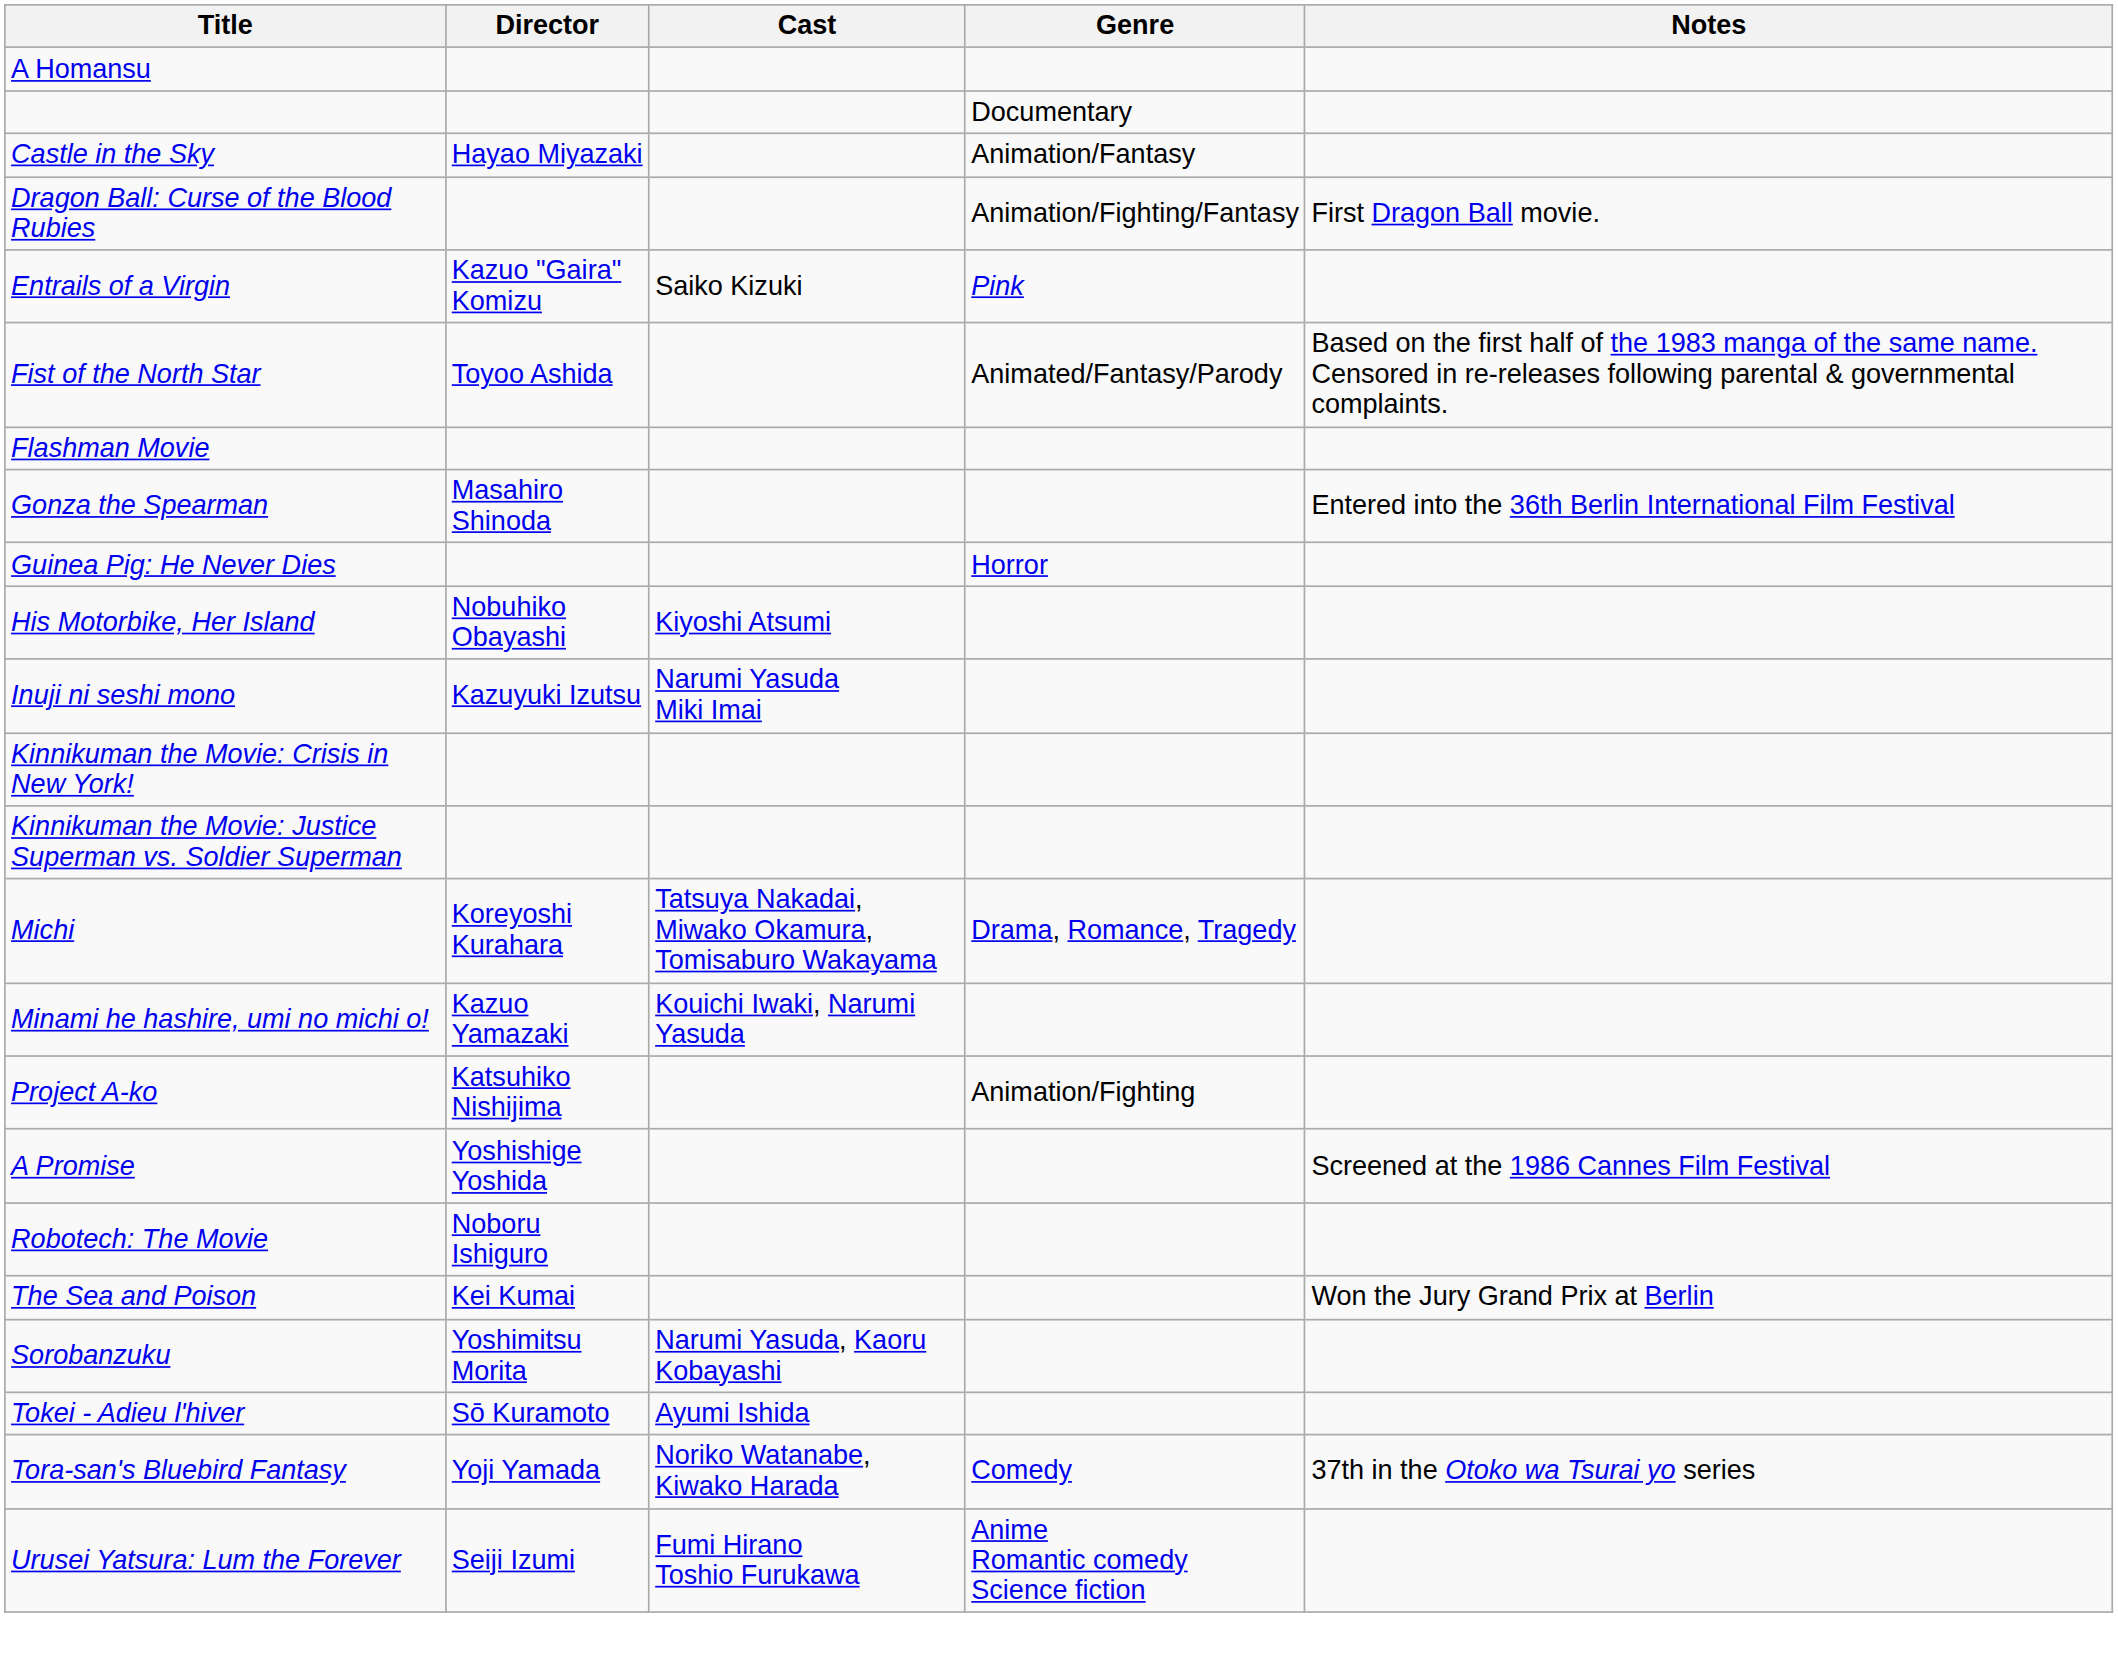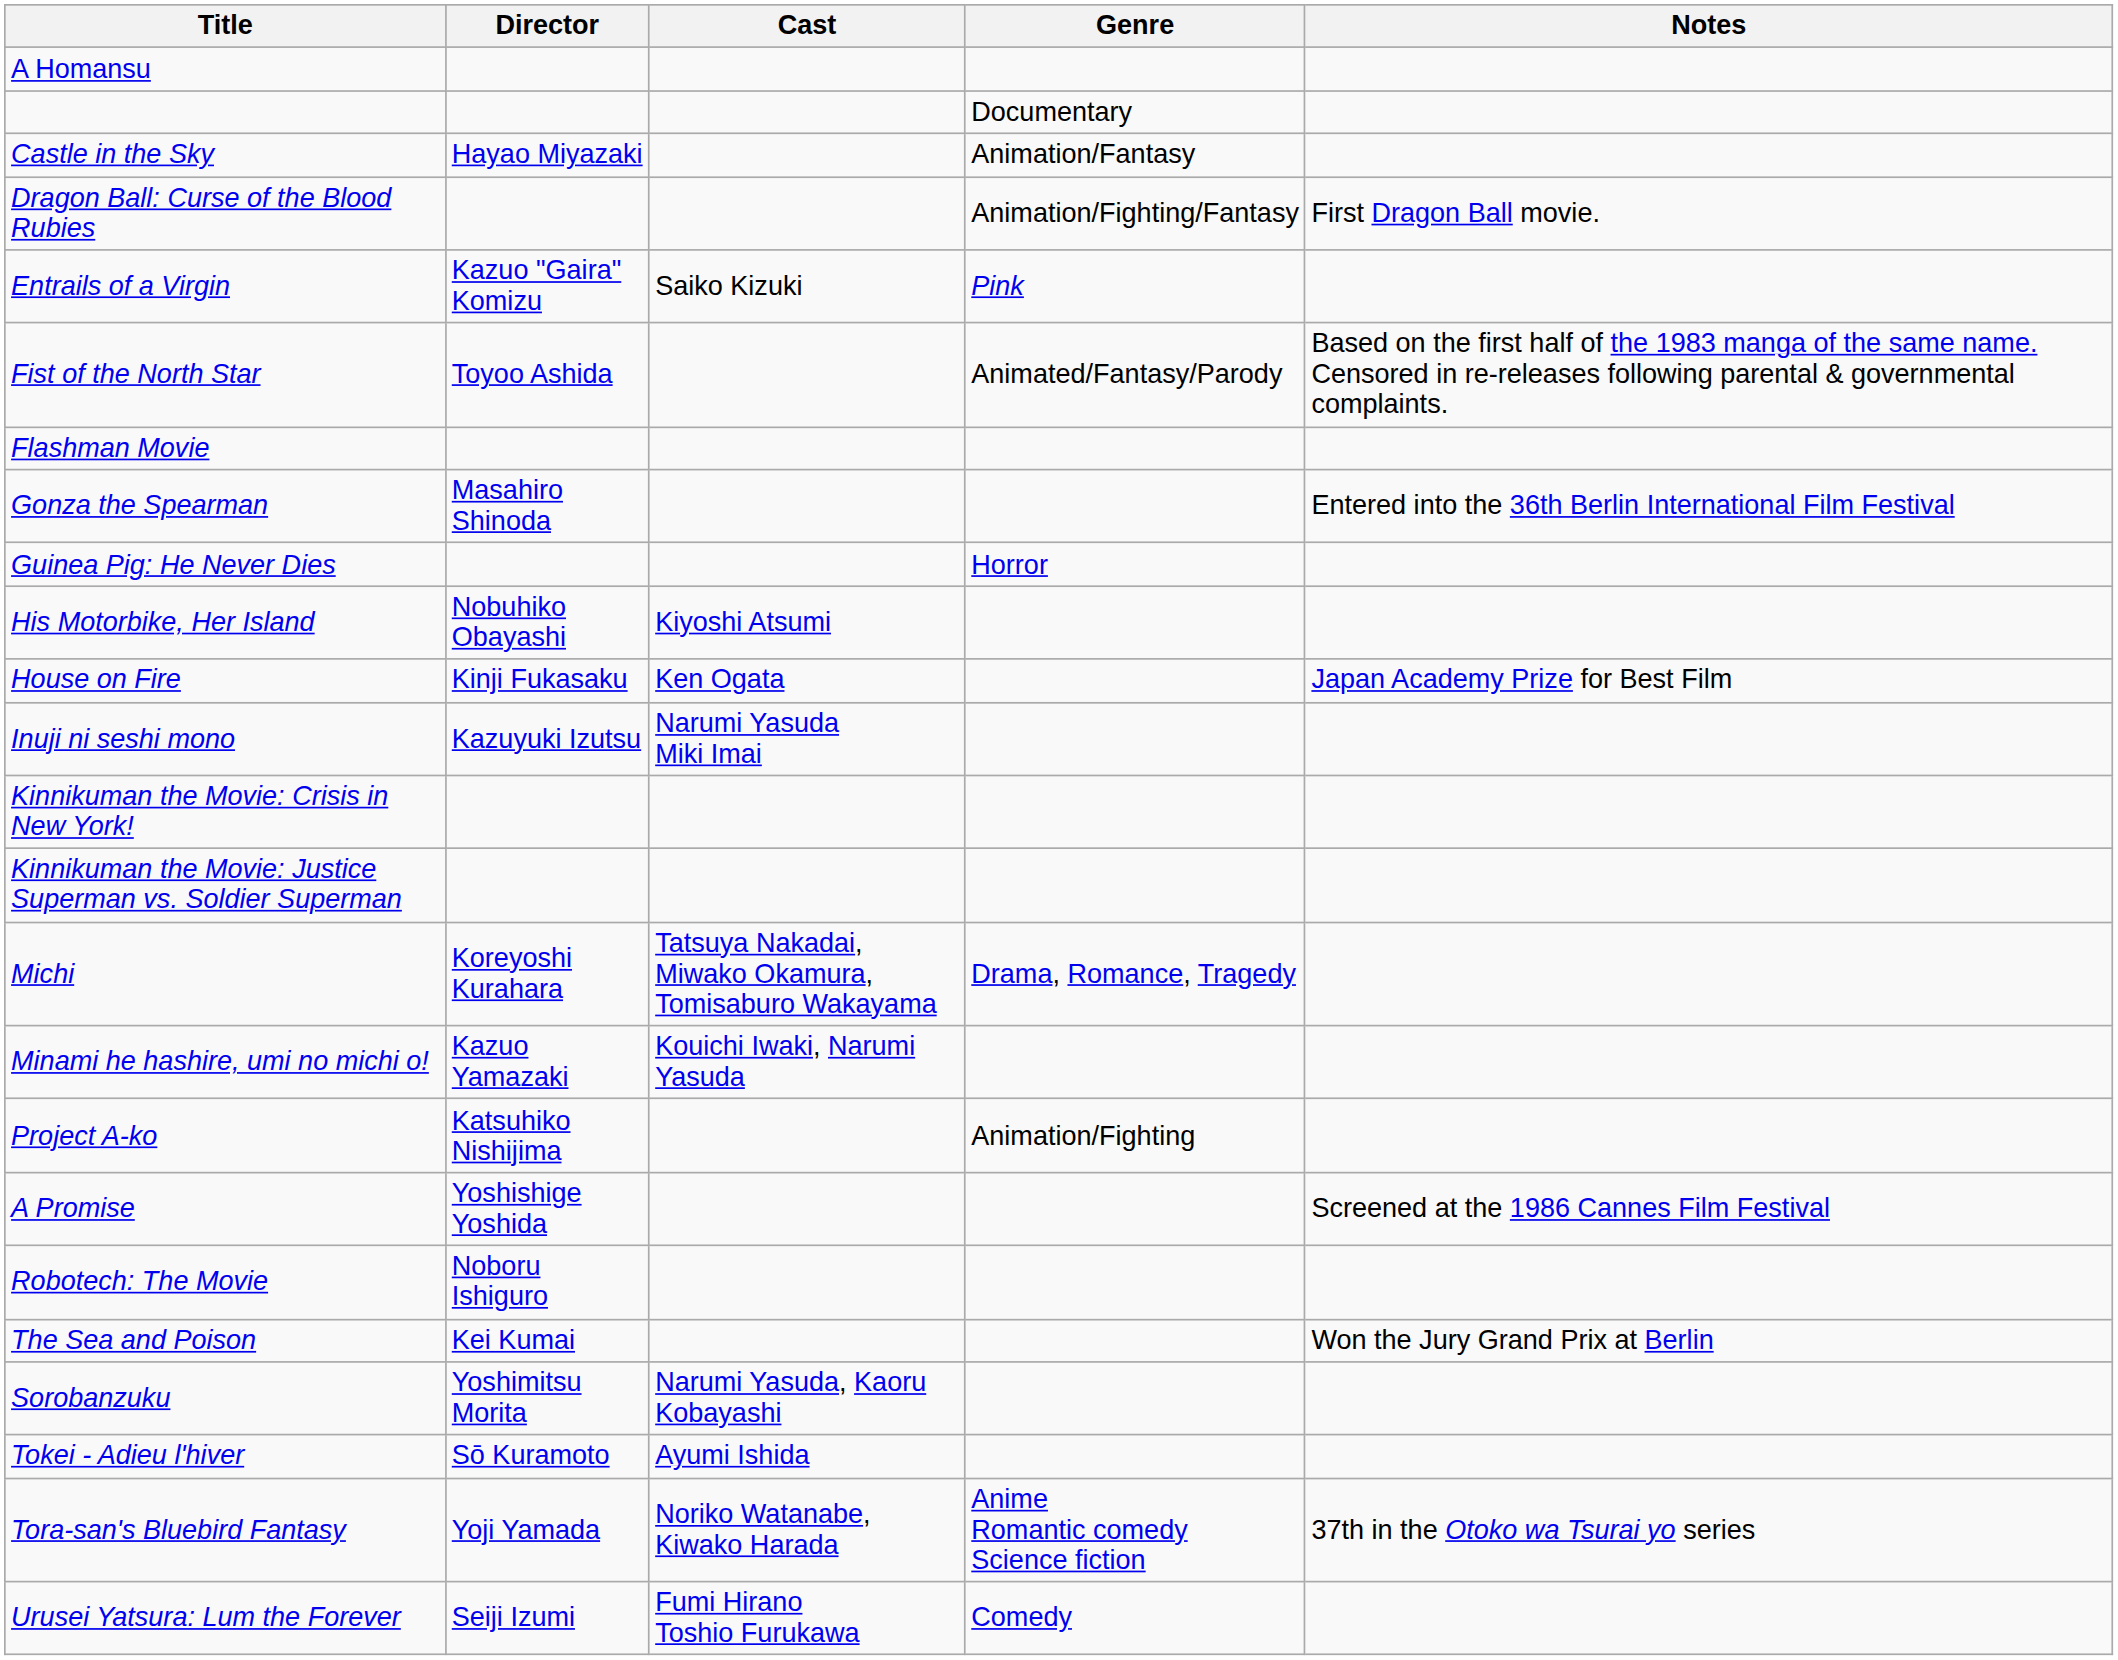+ row: (96, 680)
(1022, 1471) Comedy -> (1079, 1529) Anime Romantic comedy Science fiction
(1079, 1559) Anime Romantic comedy Science fiction -> (1022, 1617) Comedy
